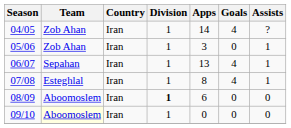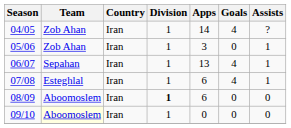(204, 81) 8 -> (204, 81) 6
